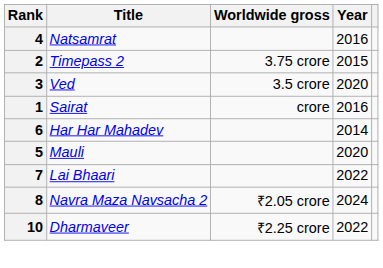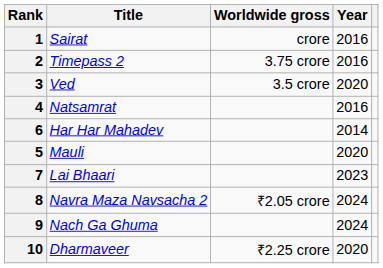rows swapped: (39, 107) <-> (39, 38)
(352, 61) 2015 -> (352, 61) 2016
(352, 175) 2022 -> (352, 175) 2023
+ row: (39, 225)
(352, 226) 2022 -> (352, 249) 2020
